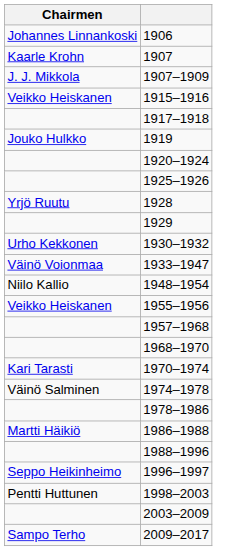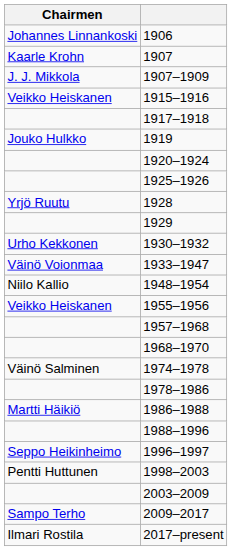- row: (176, 368)
+ row: (183, 535)
